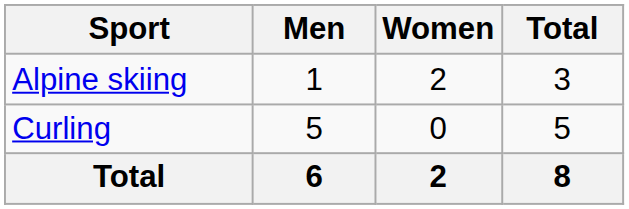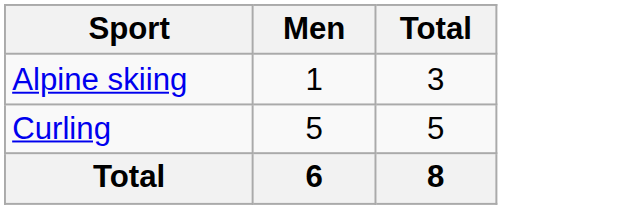- column: (438, 29)
